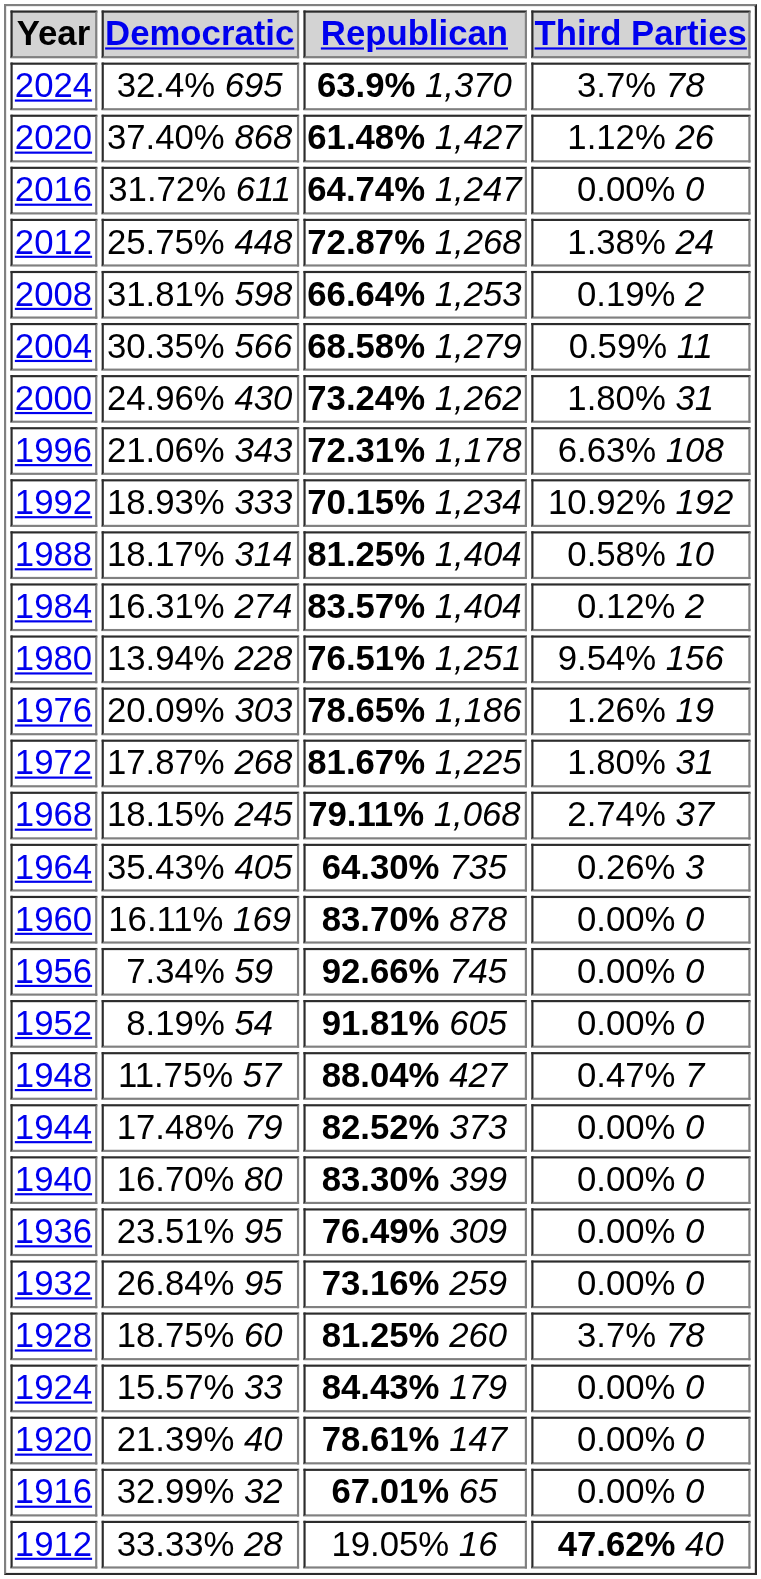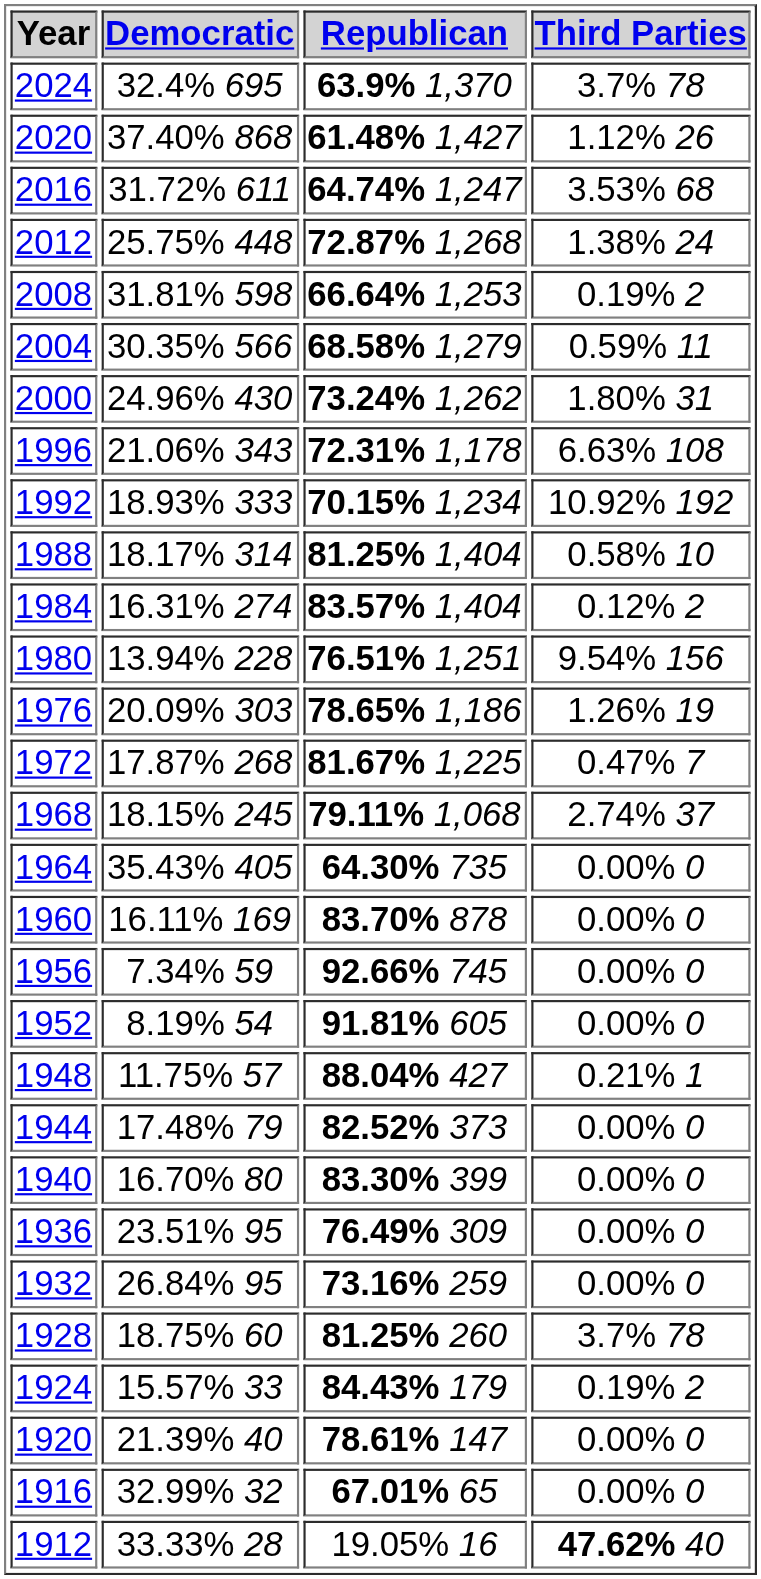(641, 190) 0.00% 0 -> (641, 190) 3.53% 68
(641, 762) 1.80% 31 -> (641, 762) 0.47% 7
(641, 867) 0.26% 3 -> (641, 867) 0.00% 0
(641, 1075) 0.47% 7 -> (641, 1075) 0.21% 1
(641, 1387) 0.00% 0 -> (641, 1387) 0.19% 2
